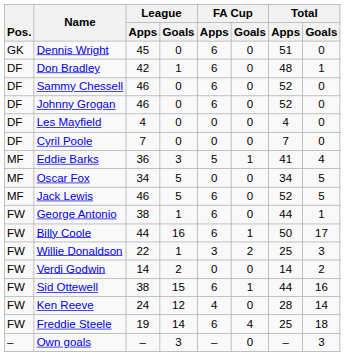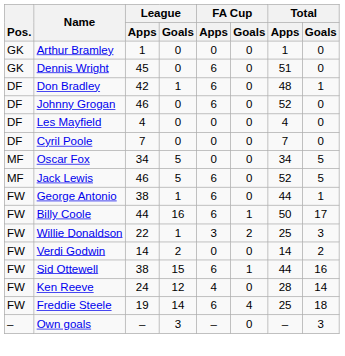+ row: (75, 50)
- row: (80, 86)
- row: (68, 159)
